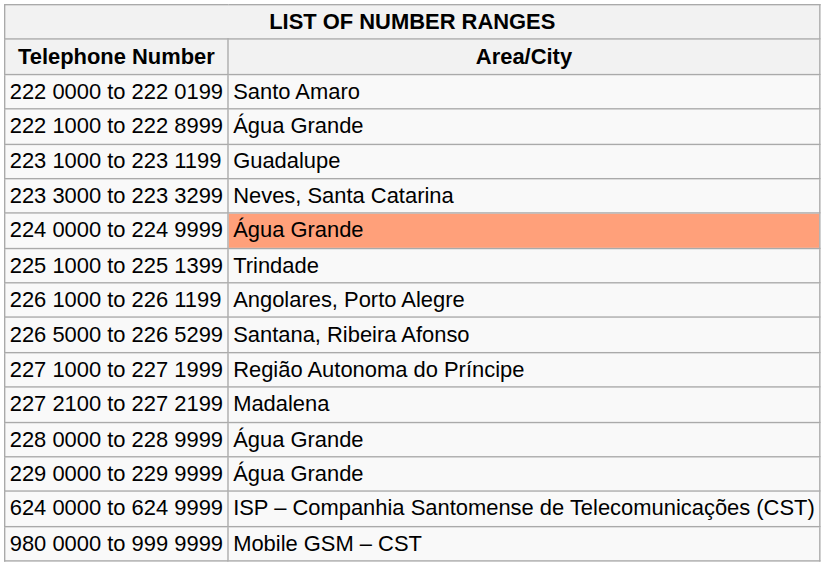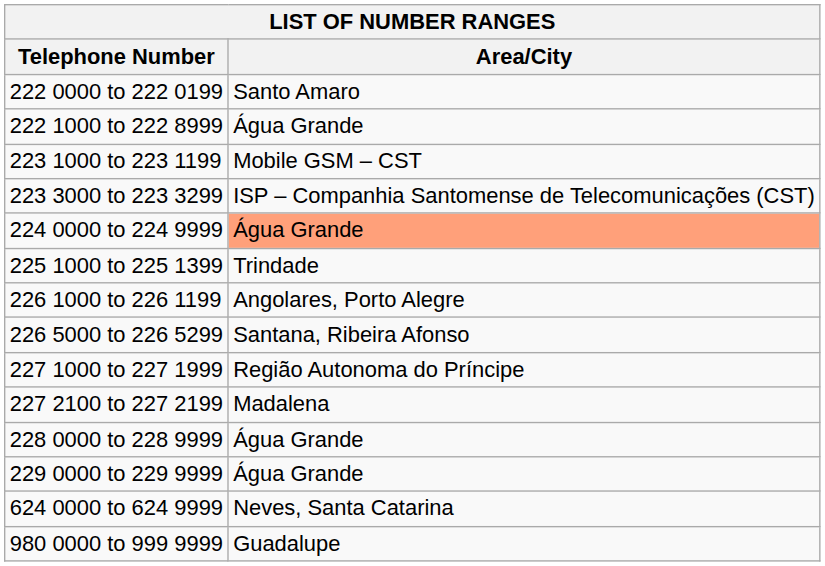(287, 160) Guadalupe -> (328, 160) Mobile GSM – CST
(343, 195) Neves, Santa Catarina -> (524, 195) ISP – Companhia Santomense de Telecomunicações (CST)
(524, 508) ISP – Companhia Santomense de Telecomunicações (CST) -> (343, 508) Neves, Santa Catarina
(328, 543) Mobile GSM – CST -> (287, 543) Guadalupe
